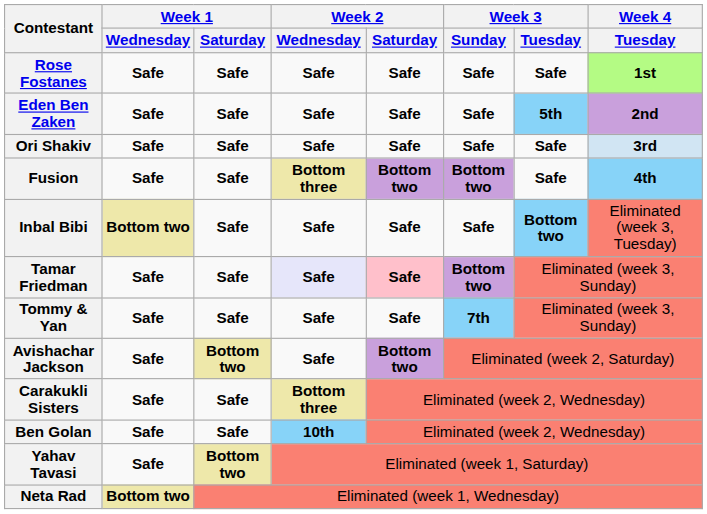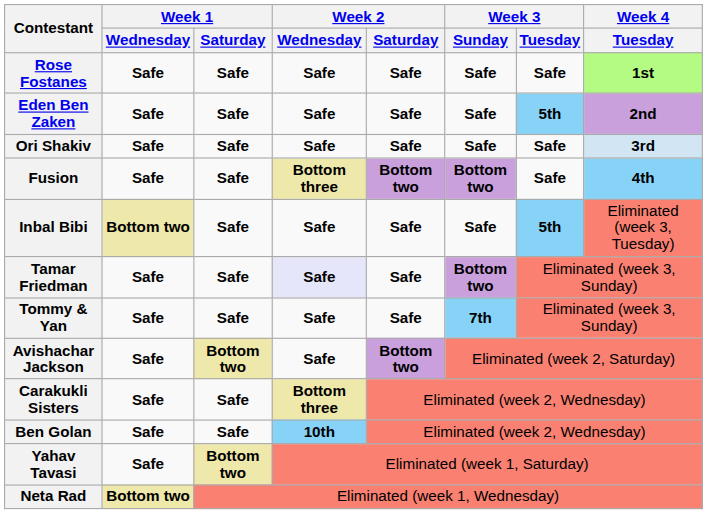(551, 227) Bottom two -> (550, 227) 5th
(405, 277) pink background -> (406, 277) no background
